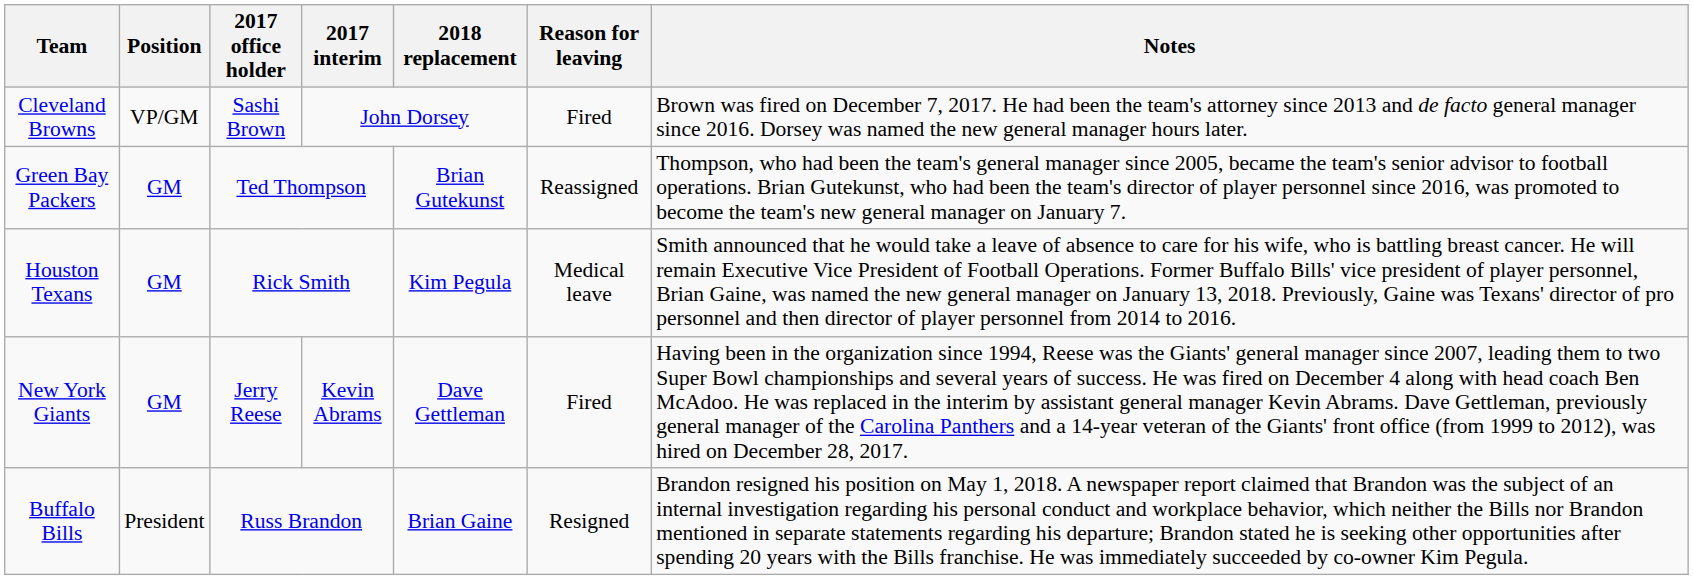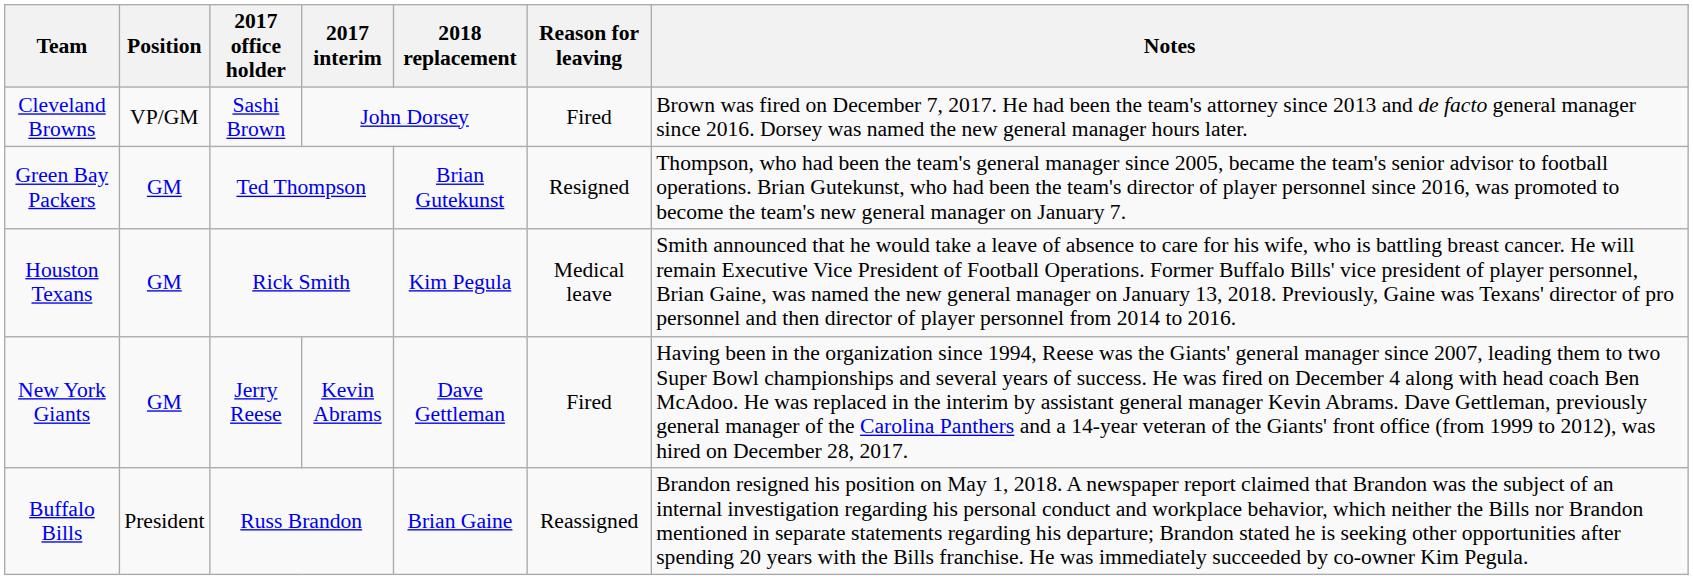(589, 187) Reassigned -> (589, 187) Resigned
(589, 520) Resigned -> (589, 520) Reassigned
